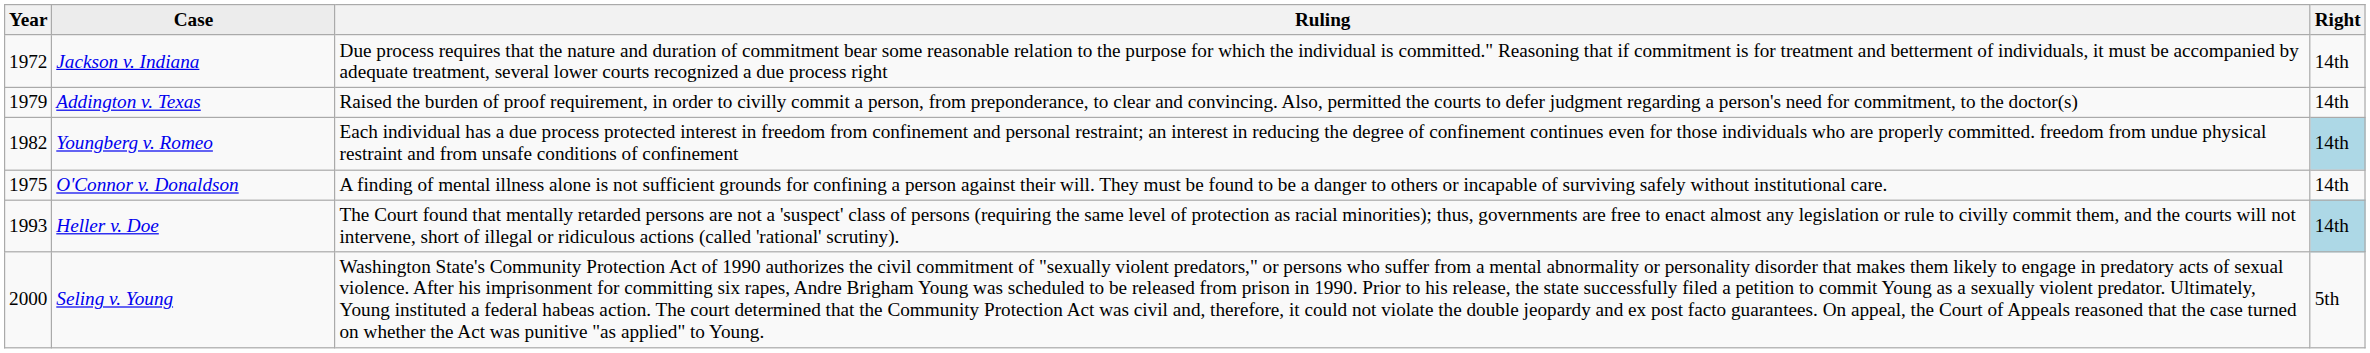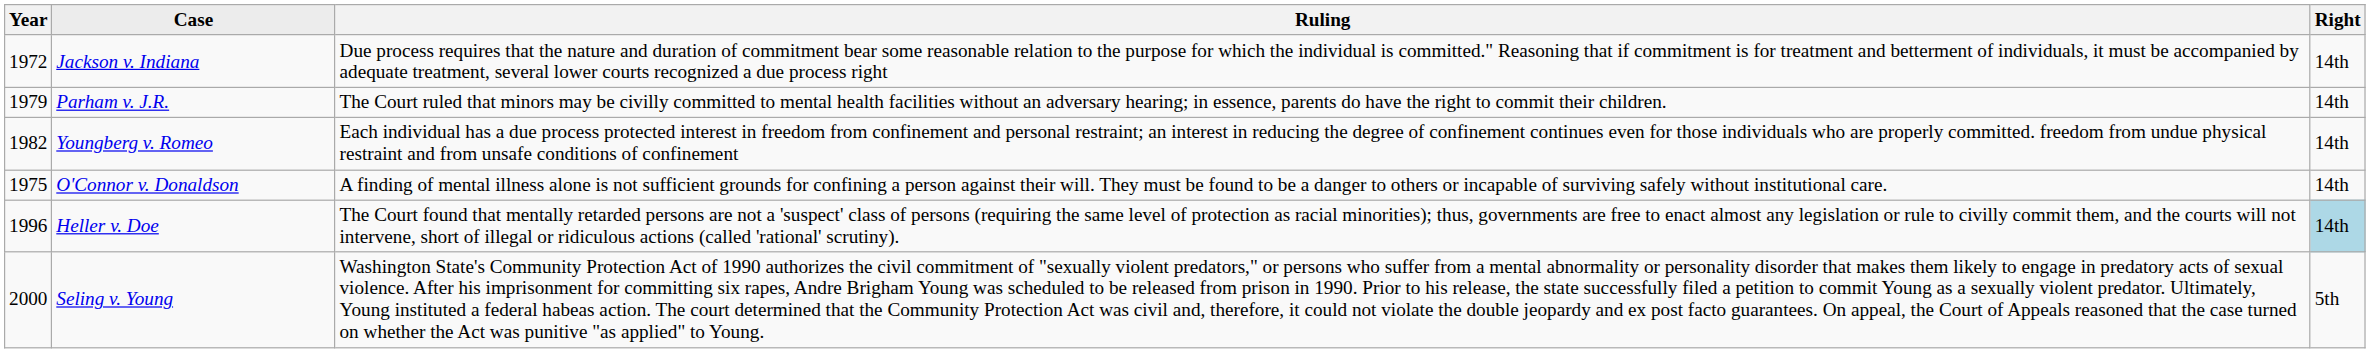- row: (129, 102)
+ row: (113, 102)
(2332, 143) lightblue background -> (2332, 143) no background
(28, 225) 1993 -> (28, 225) 1996
